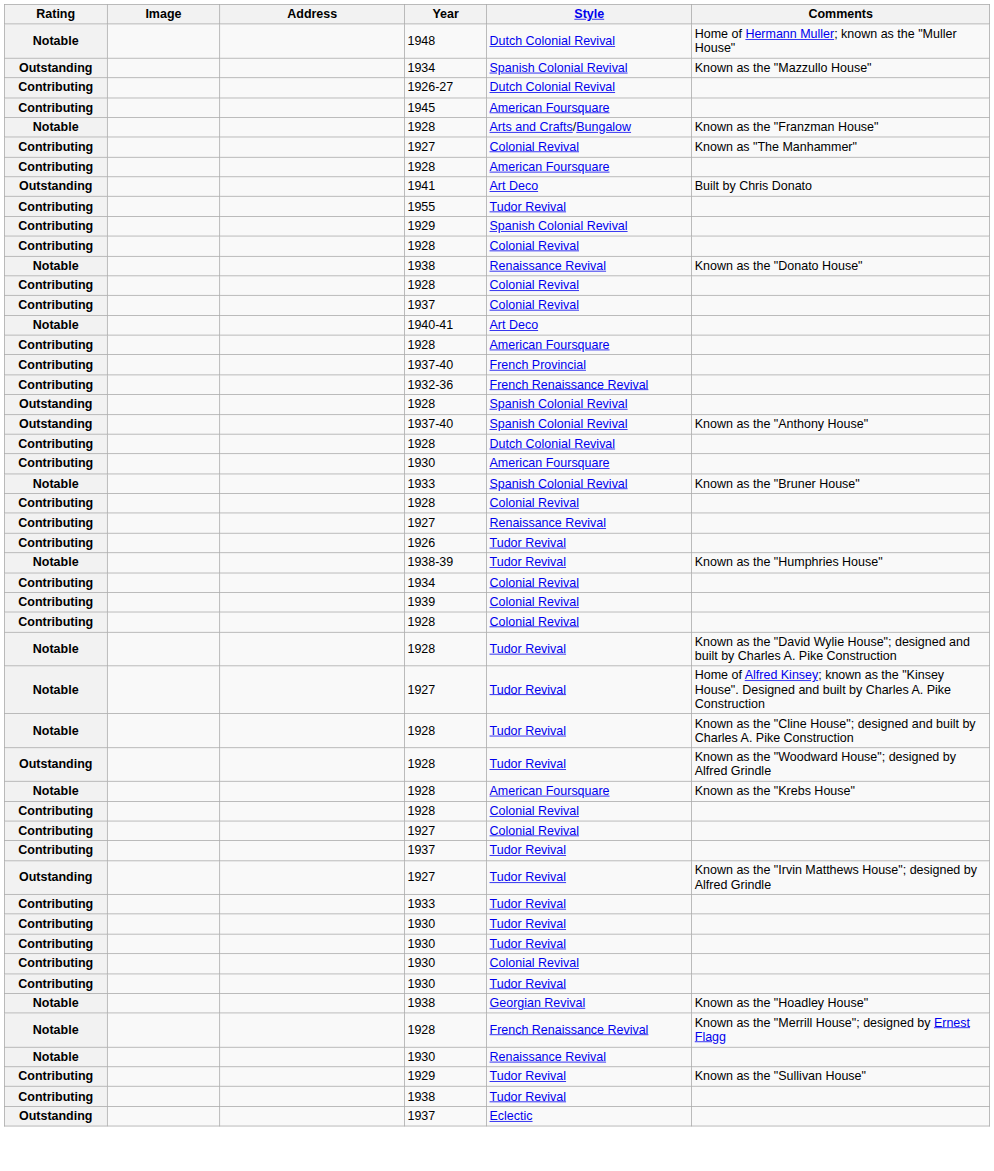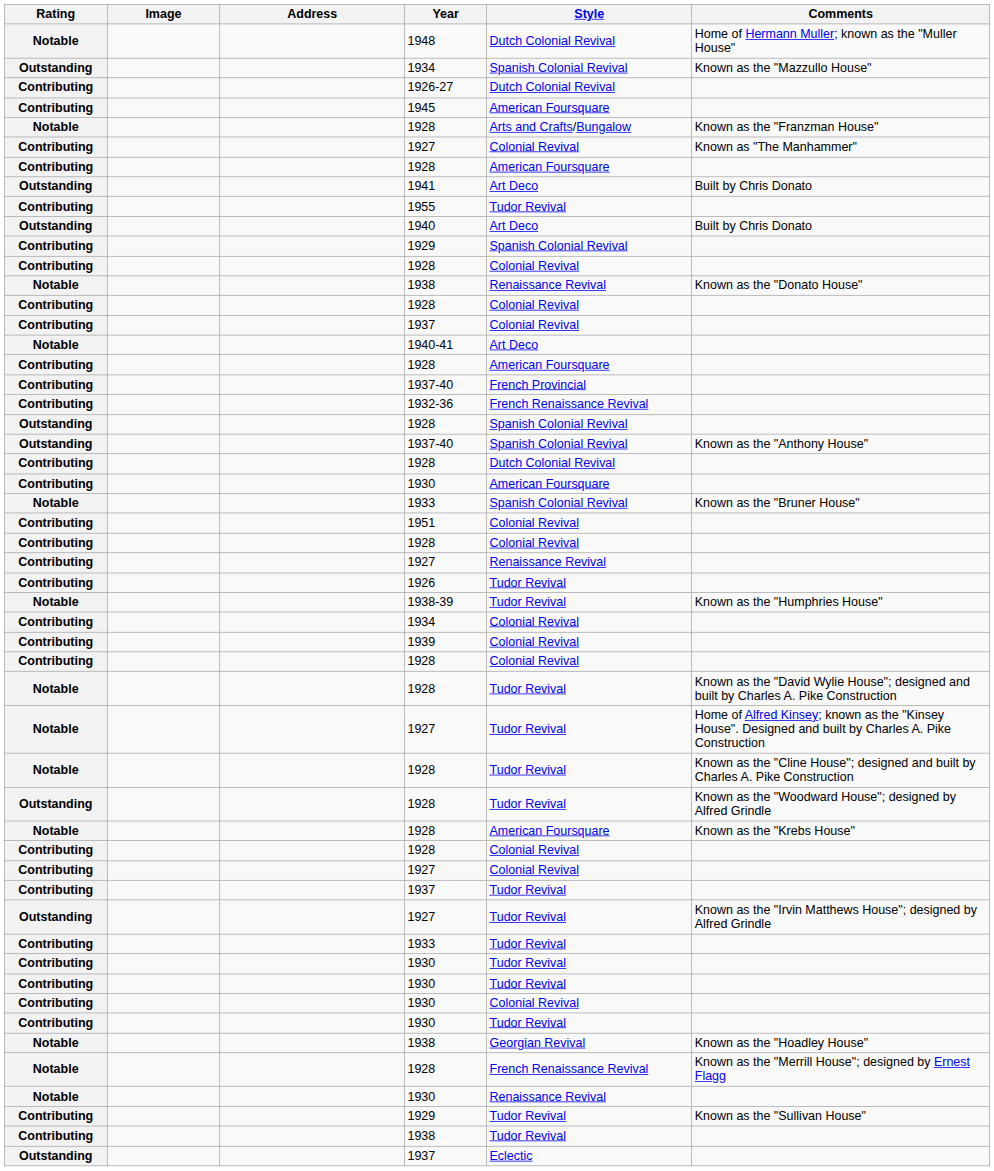+ row: (56, 226)
+ row: (56, 523)
